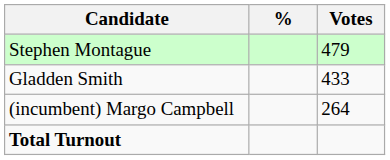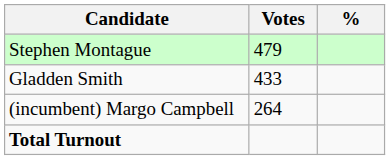columns swapped: (351, 19) <-> (283, 19)
